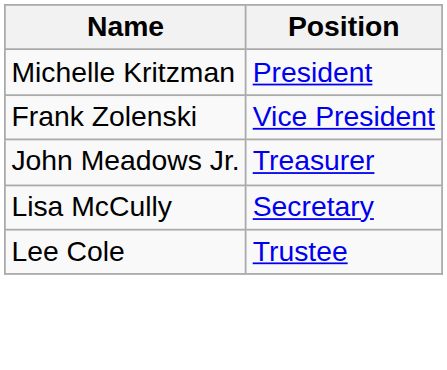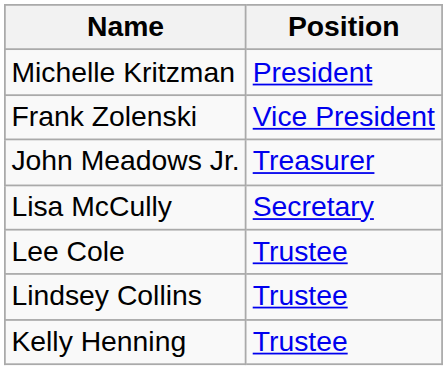+ row: (107, 296)
+ row: (99, 341)
